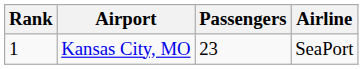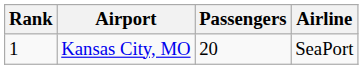(209, 49) 23 -> (209, 49) 20
